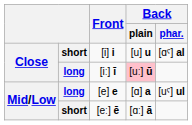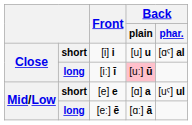(74, 92) long -> (74, 92) short
(74, 111) short -> (74, 111) long
